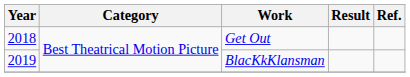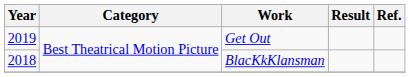(22, 38) 2018 -> (22, 38) 2019
(22, 60) 2019 -> (22, 60) 2018
